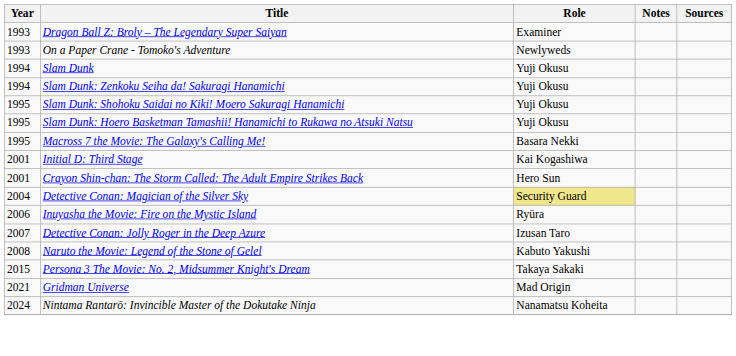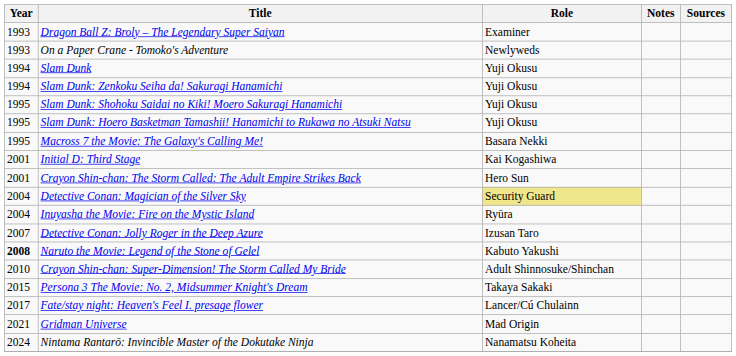(19, 214) 2006 -> (19, 214) 2004
(19, 251) normal -> (19, 251) bold
+ row: (193, 269)
+ row: (152, 305)
